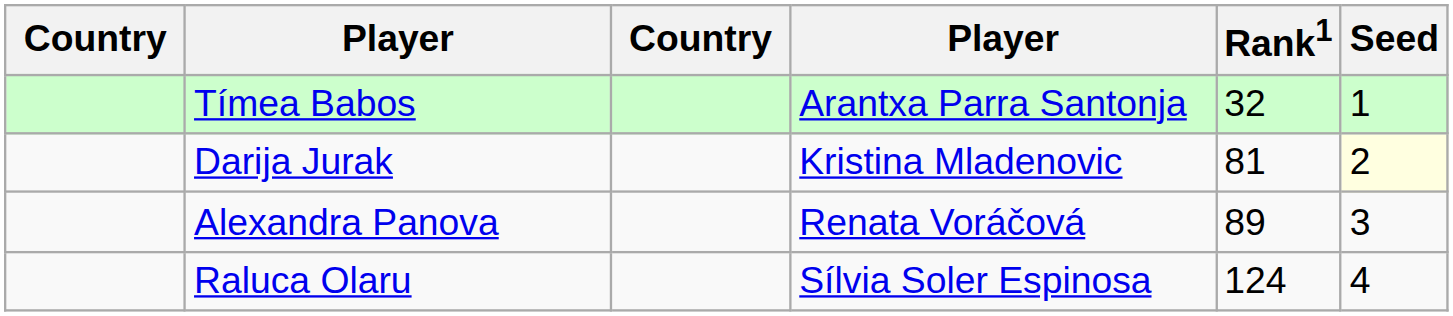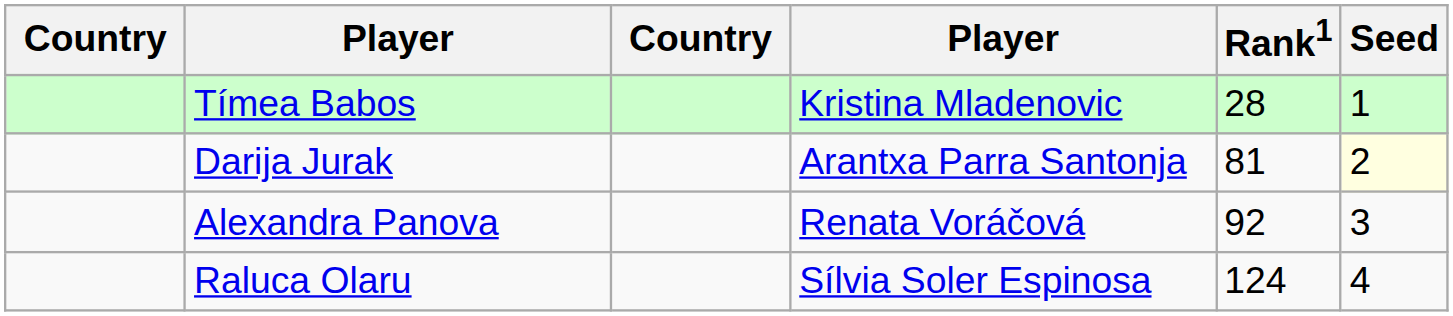(993, 103) Arantxa Parra Santonja -> (961, 103) Kristina Mladenovic
(1245, 103) 32 -> (1245, 103) 28
(961, 162) Kristina Mladenovic -> (993, 162) Arantxa Parra Santonja
(1245, 221) 89 -> (1245, 221) 92
